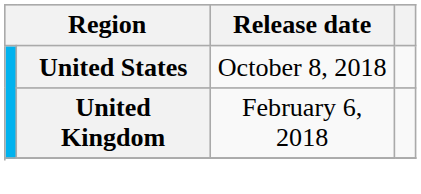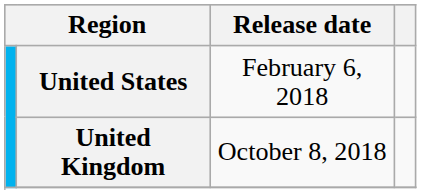(302, 66) October 8, 2018 -> (302, 81) February 6, 2018
(302, 122) February 6, 2018 -> (302, 151) October 8, 2018
